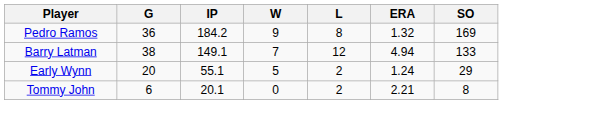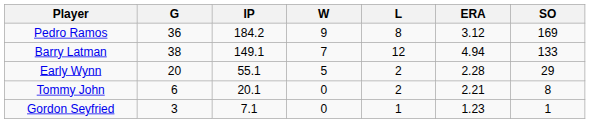(402, 33) 1.32 -> (473, 33) 3.12
(402, 71) 1.24 -> (473, 71) 2.28
+ row: (71, 109)
